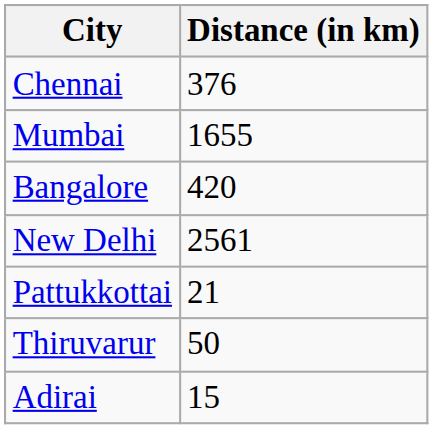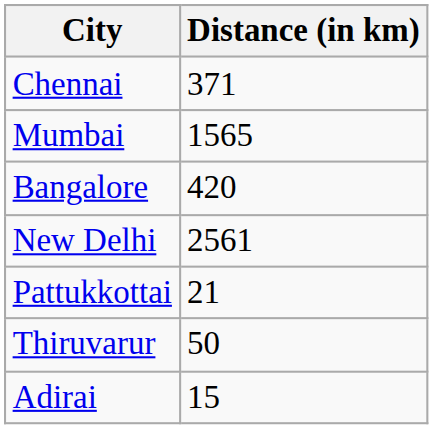(212, 82) 376 -> (212, 82) 371
(220, 135) 1655 -> (220, 135) 1565
